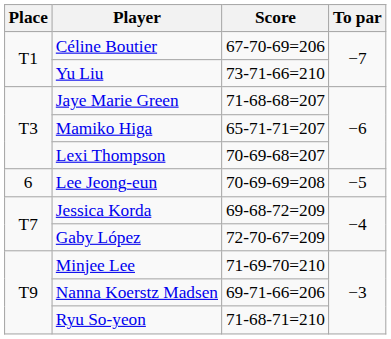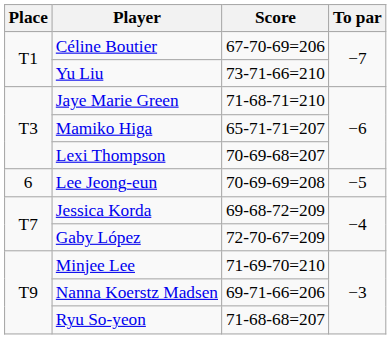(275, 100) 71-68-68=207 -> (275, 100) 71-68-71=210
(275, 319) 71-68-71=210 -> (275, 319) 71-68-68=207
